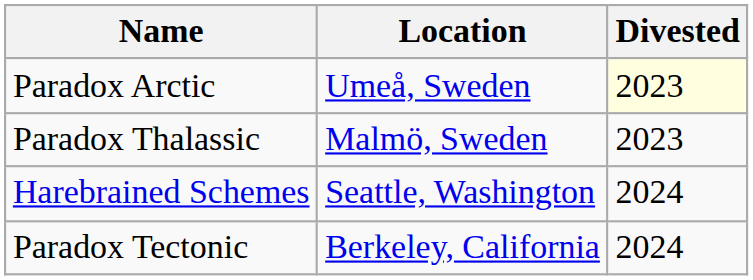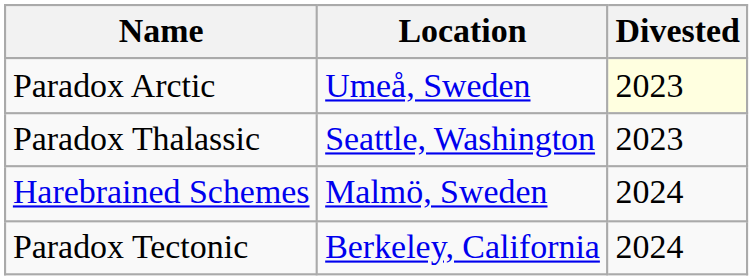(436, 138) Malmö, Sweden -> (460, 138) Seattle, Washington
(460, 192) Seattle, Washington -> (436, 192) Malmö, Sweden
